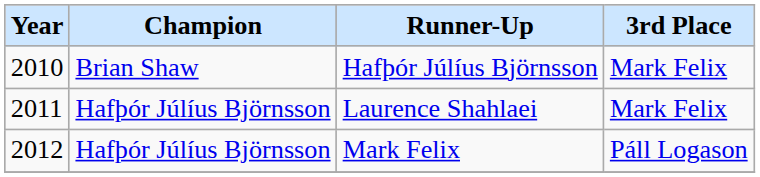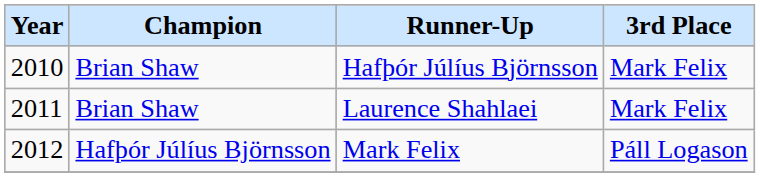(203, 108) Hafþór Júlíus Björnsson -> (137, 108) Brian Shaw
